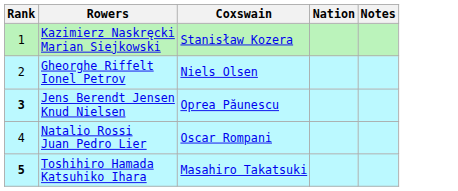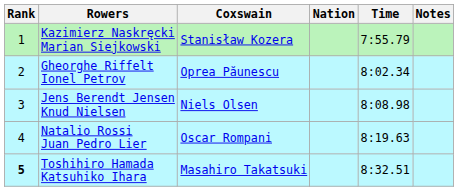+ column: (385, 14)
(219, 72) Niels Olsen -> (230, 72) Oprea Păunescu
(21, 105) bold -> (21, 105) normal
(230, 105) Oprea Păunescu -> (219, 105) Niels Olsen
